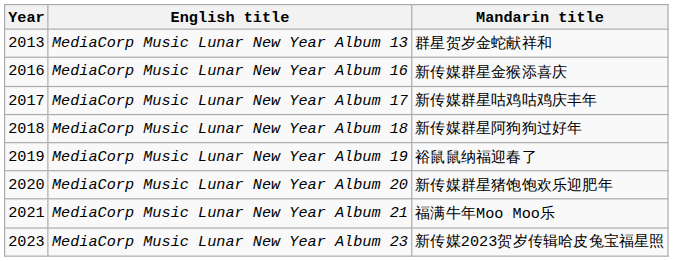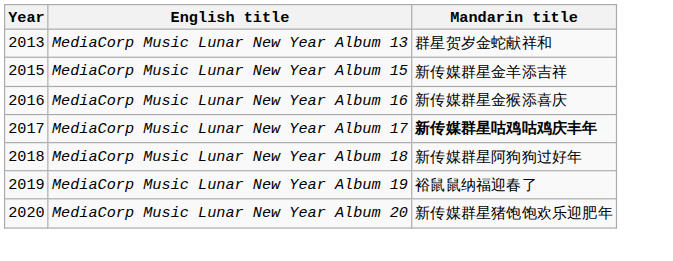+ row: (230, 72)
(506, 101) normal -> (506, 129) bold
- row: (230, 213)
- row: (230, 242)
